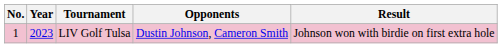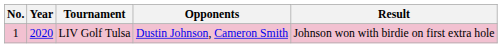(41, 33) 2023 -> (41, 33) 2020
